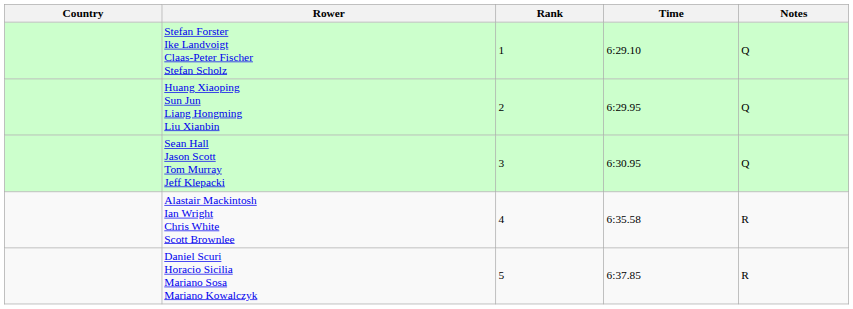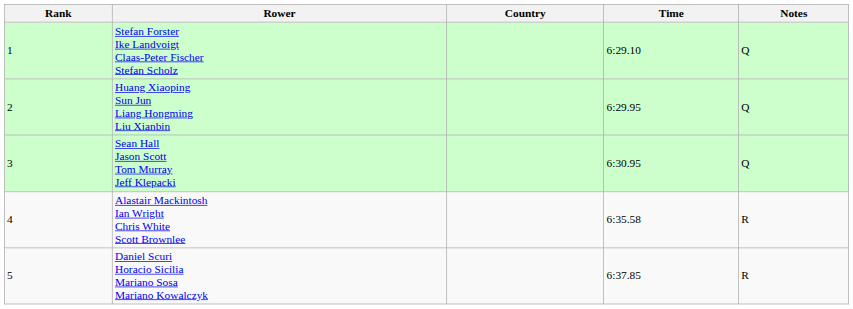columns swapped: (550, 13) <-> (83, 13)
